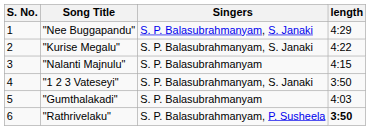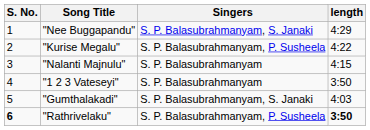(227, 47) S. P. Balasubrahmanyam, S. Janaki -> (233, 47) S. P. Balasubrahmanyam, P. Susheela
(227, 82) S. P. Balasubrahmanyam, S. Janaki -> (201, 82) S. P. Balasubrahmanyam
(201, 99) S. P. Balasubrahmanyam -> (227, 99) S. P. Balasubrahmanyam, S. Janaki
(10, 116) normal -> (10, 116) bold
